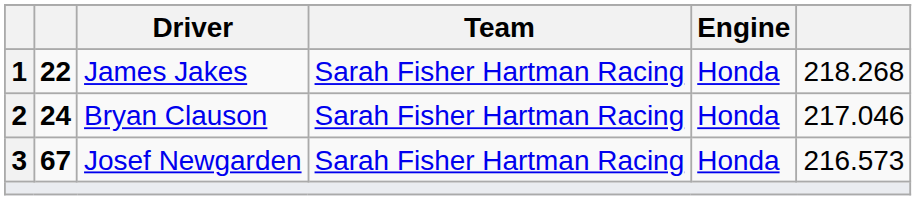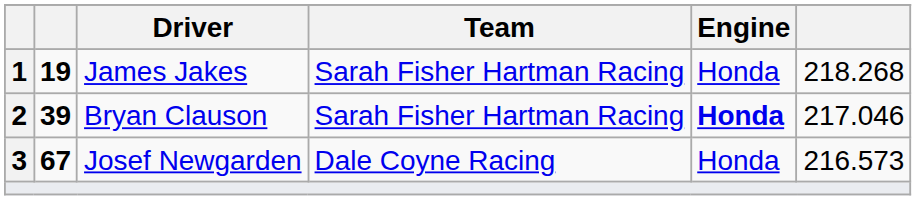(56, 72) 22 -> (56, 72) 19
(56, 116) 24 -> (56, 116) 39
(738, 116) normal -> (741, 116) bold
(499, 160) Sarah Fisher Hartman Racing -> (435, 160) Dale Coyne Racing
